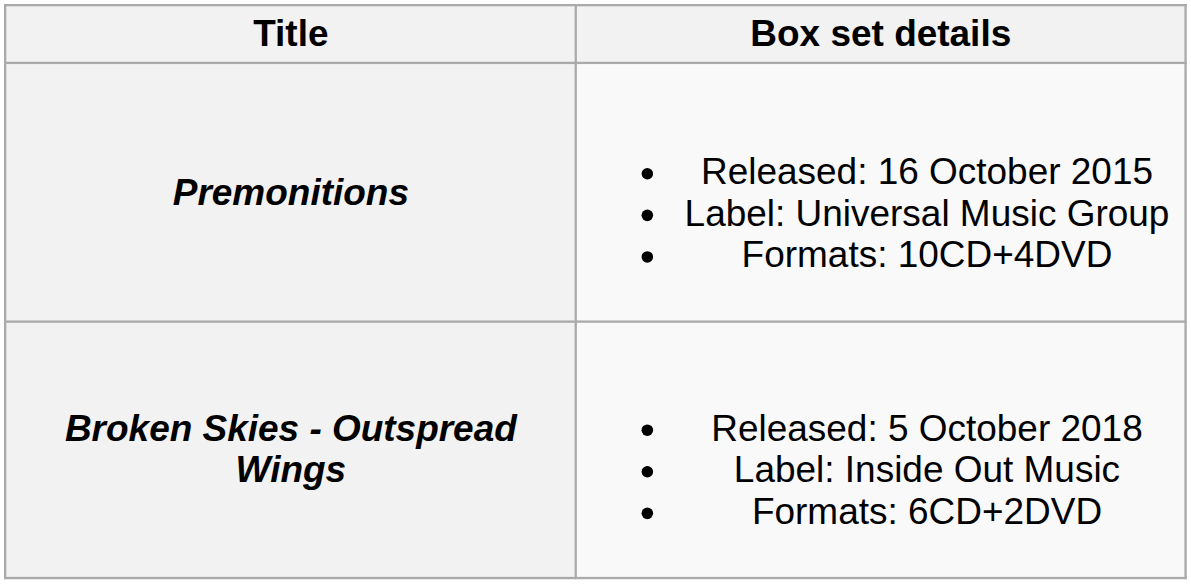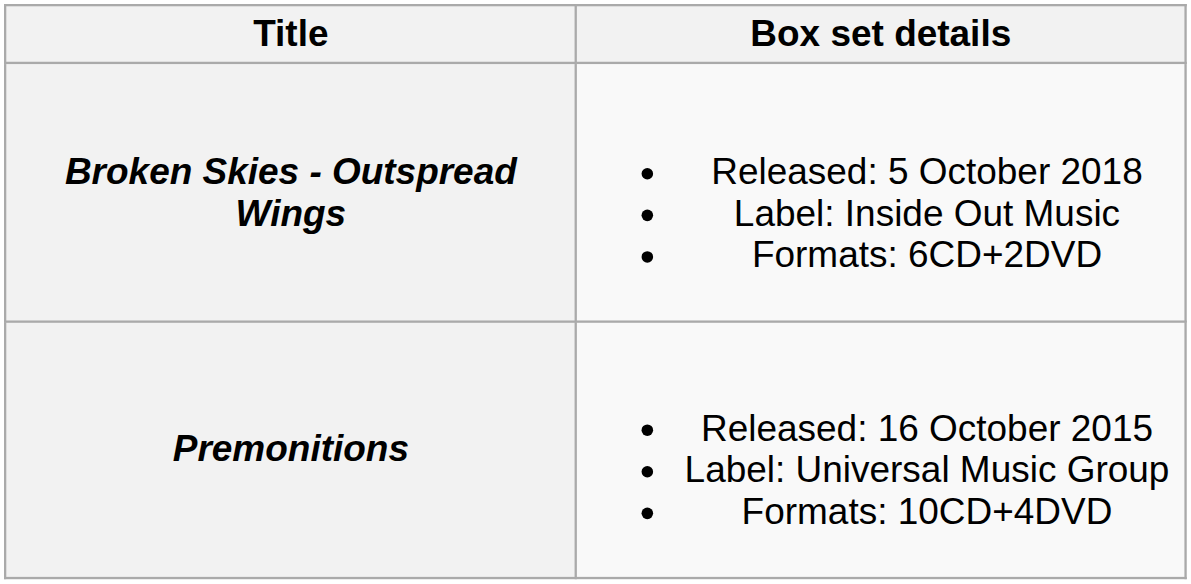rows swapped: (291, 191) <-> (291, 449)
